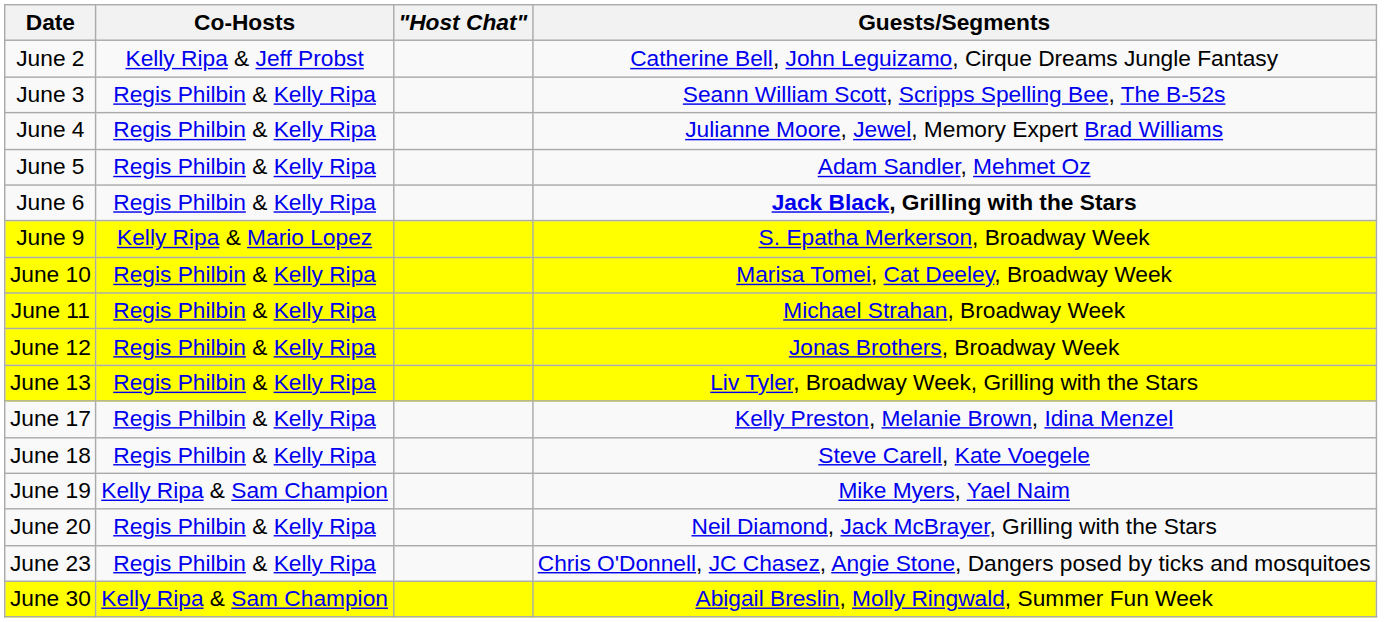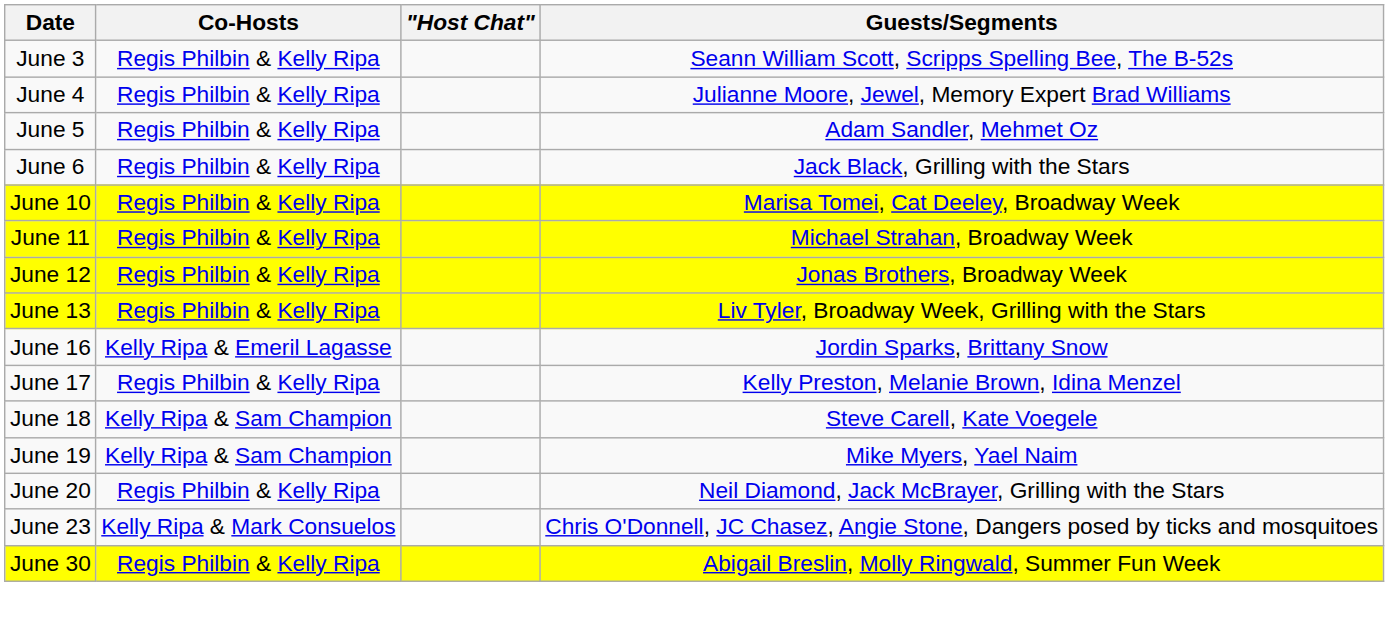- row: (50, 58)
(954, 202) bold -> (962, 166) normal
- row: (50, 238)
+ row: (50, 346)
(245, 454) Regis Philbin & Kelly Ripa -> (248, 418) Kelly Ripa & Sam Champion
(245, 563) Regis Philbin & Kelly Ripa -> (248, 526) Kelly Ripa & Mark Consuelos
(245, 599) Kelly Ripa & Sam Champion -> (248, 563) Regis Philbin & Kelly Ripa
